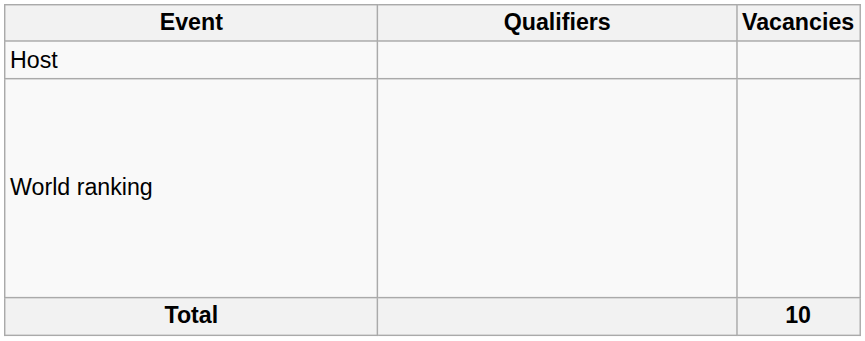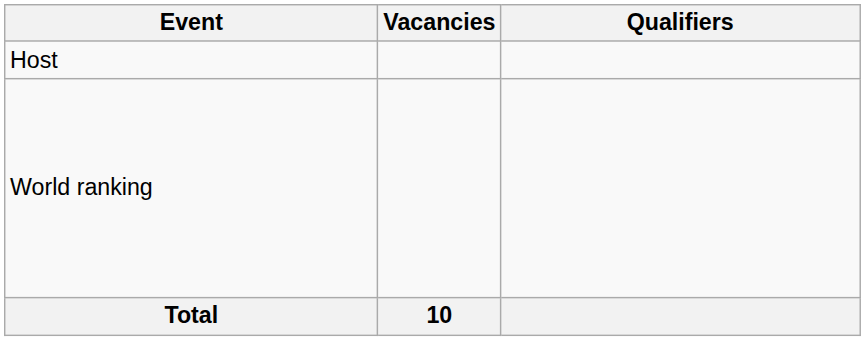columns swapped: (798, 22) <-> (557, 22)
